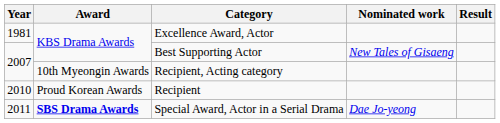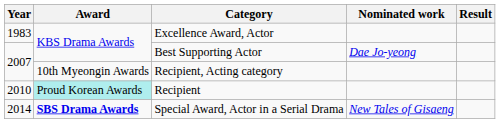(19, 33) 1981 -> (19, 33) 1983
(401, 52) New Tales of Gisaeng -> (383, 52) Dae Jo-yeong
(89, 90) no background -> (89, 90) paleturquoise background
(19, 109) 2011 -> (19, 109) 2014
(383, 109) Dae Jo-yeong -> (401, 109) New Tales of Gisaeng
